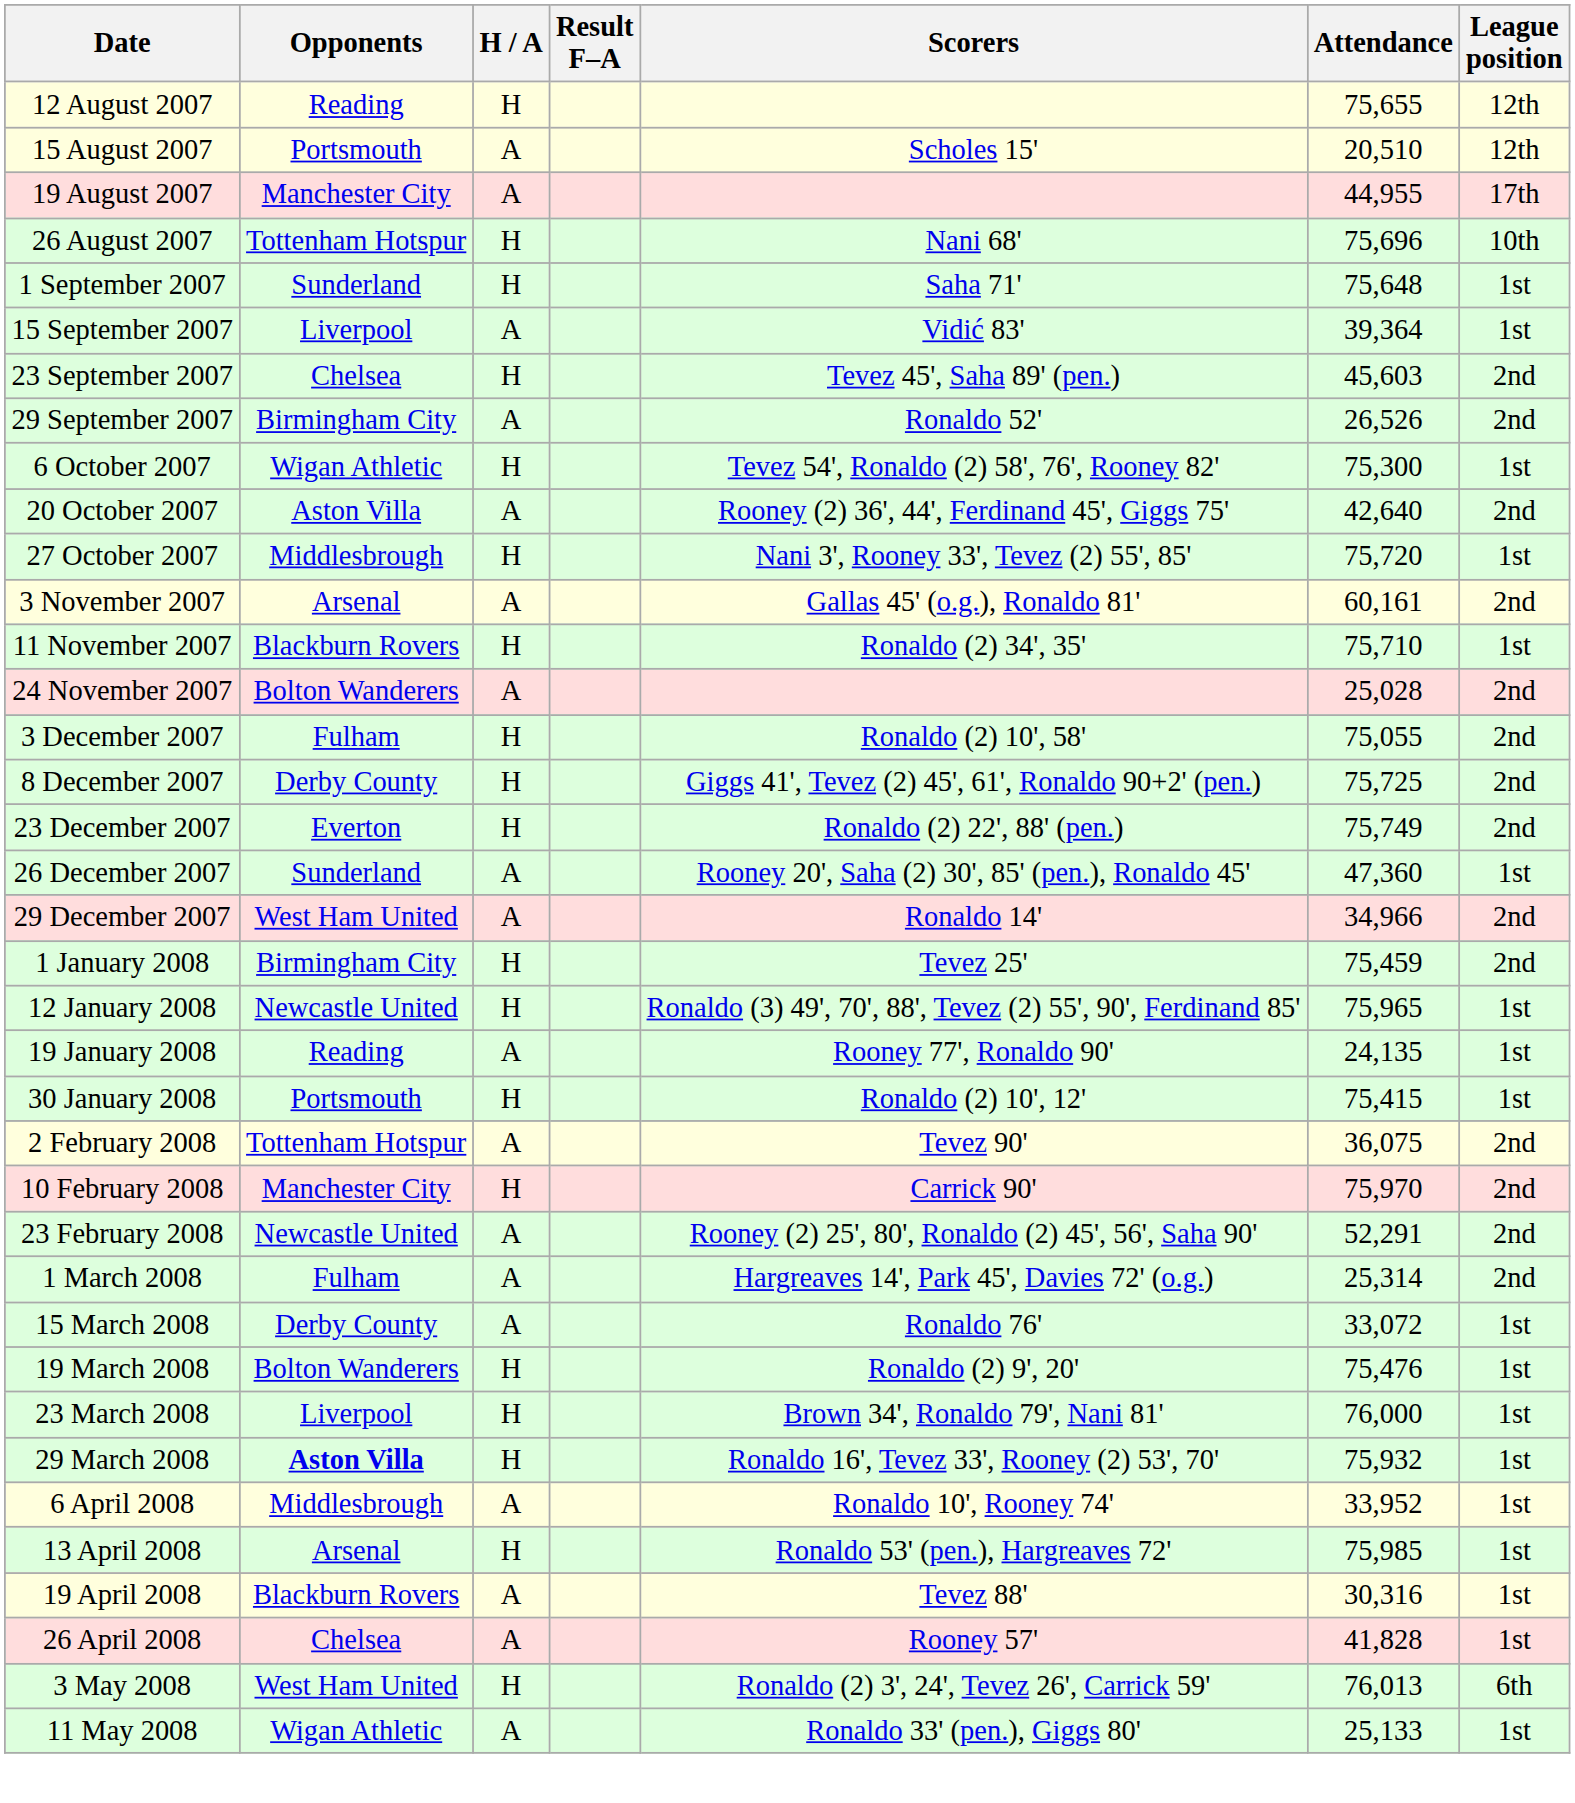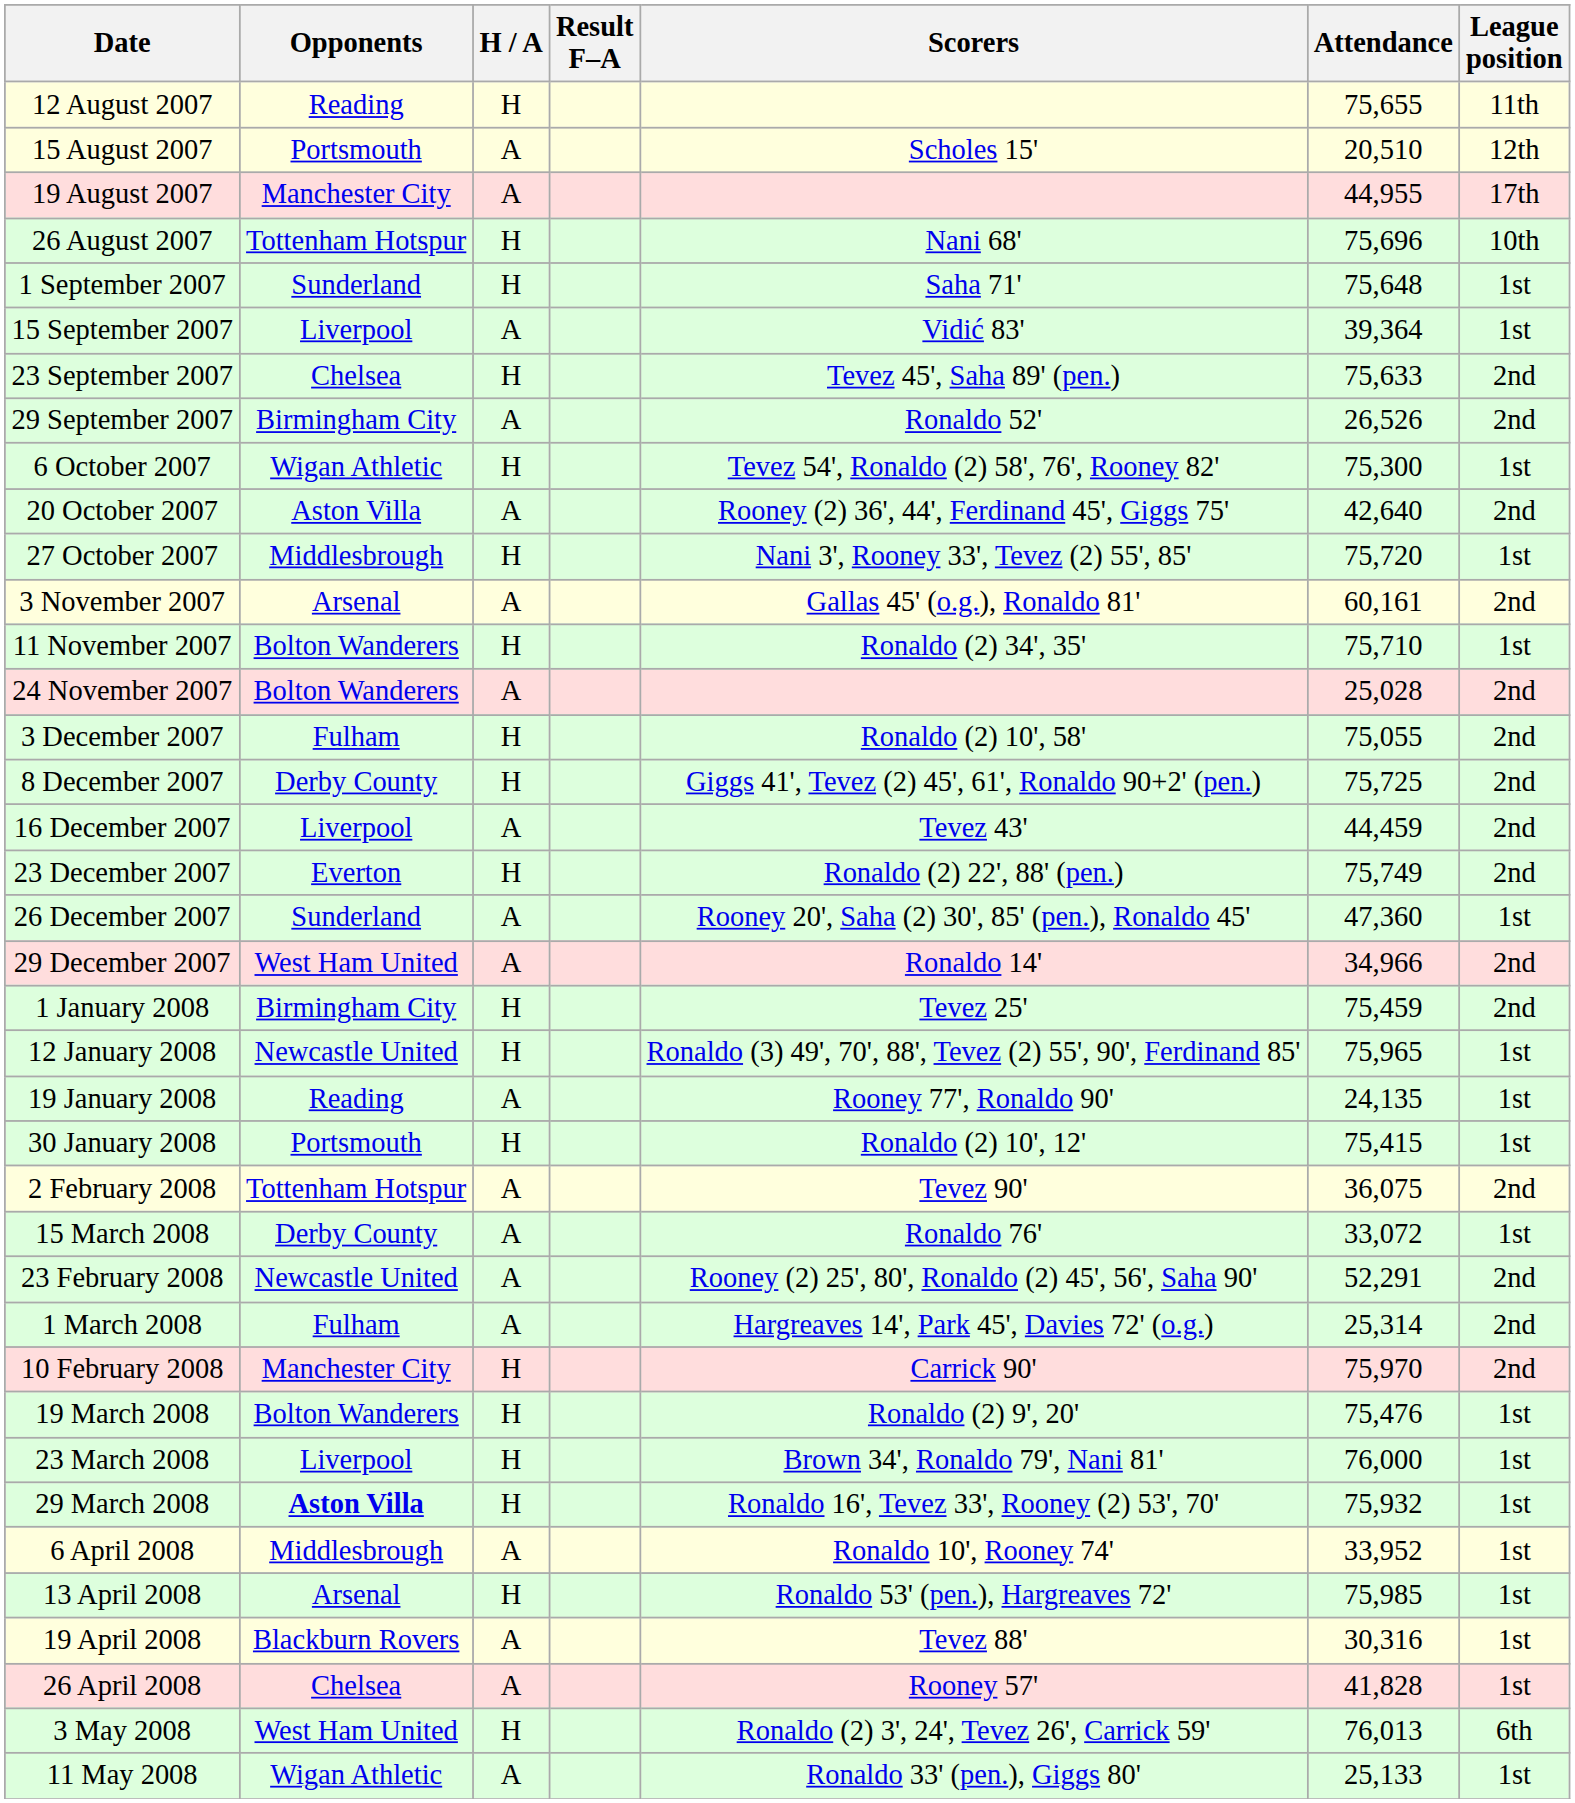(1514, 104) 12th -> (1514, 104) 11th
(1383, 375) 45,603 -> (1383, 375) 75,633
(356, 646) Blackburn Rovers -> (356, 646) Bolton Wanderers
+ row: (122, 826)
rows swapped: (122, 1188) <-> (122, 1323)
